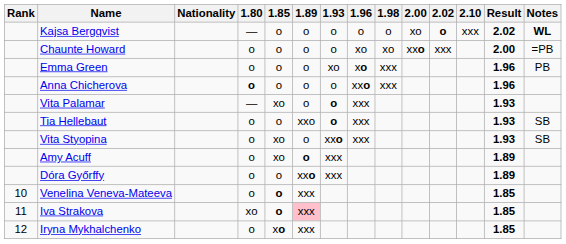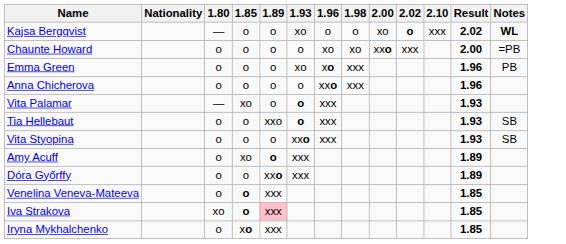- column: (21, 13)
(334, 31) o -> (301, 31) xo
(252, 85) bold -> (219, 85) normal
(279, 139) xo -> (246, 139) o
